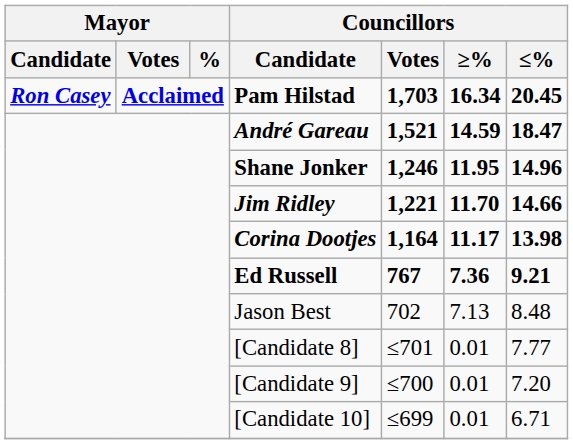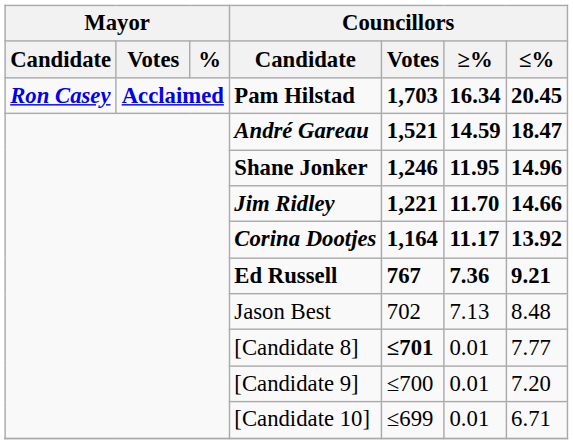(537, 239) 13.98 -> (537, 239) 13.92
(410, 347) normal -> (410, 347) bold
